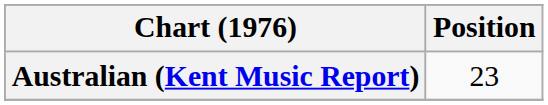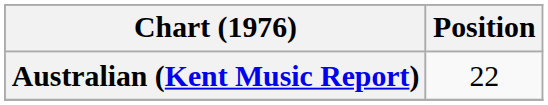(484, 75) 23 -> (484, 75) 22
